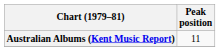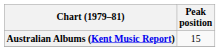(196, 38) 11 -> (196, 38) 15
